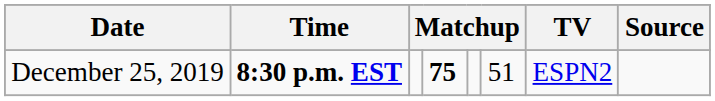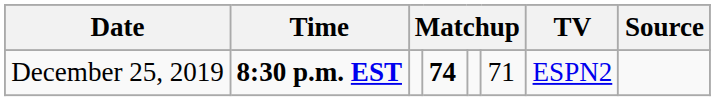(442, 71) 75 -> (442, 71) 74
(501, 71) 51 -> (501, 71) 71
